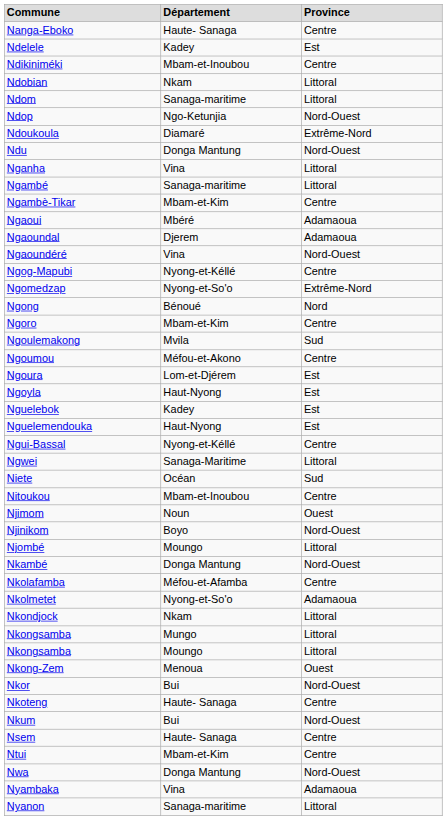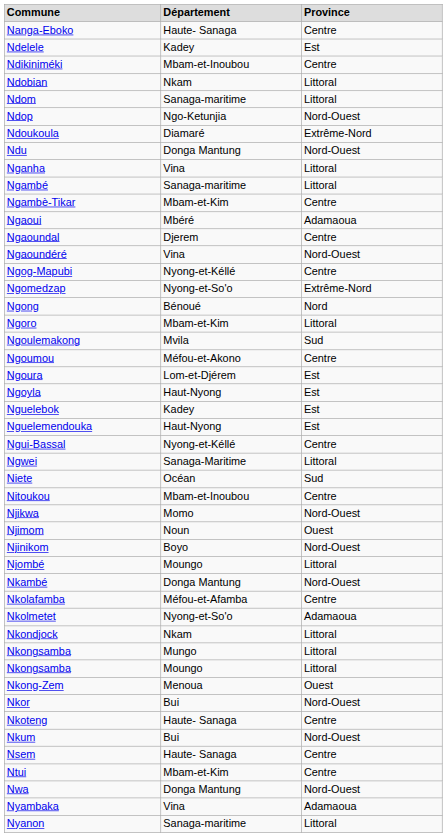(330, 237) Adamaoua -> (320, 237) Centre
(320, 323) Centre -> (320, 323) Littoral
+ row: (23, 513)
